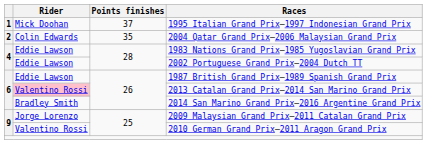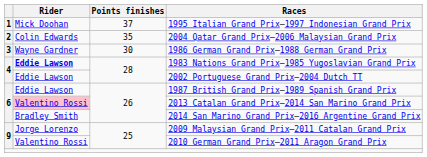+ row: (277, 50)
(44, 50) normal -> (44, 63) bold
